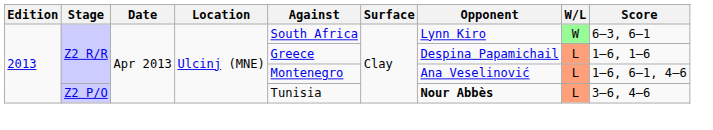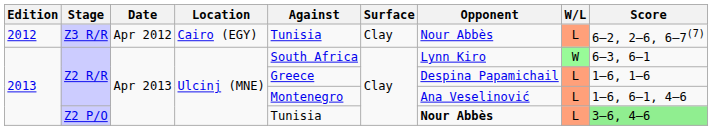+ row: (22, 36)
(621, 93) no background -> (621, 116) lightgreen background
